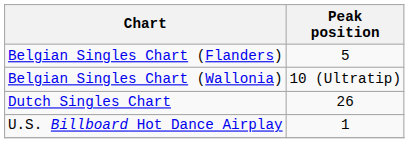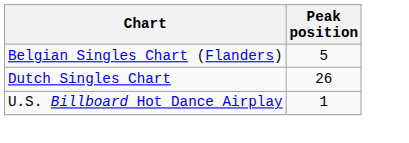- row: (145, 79)
